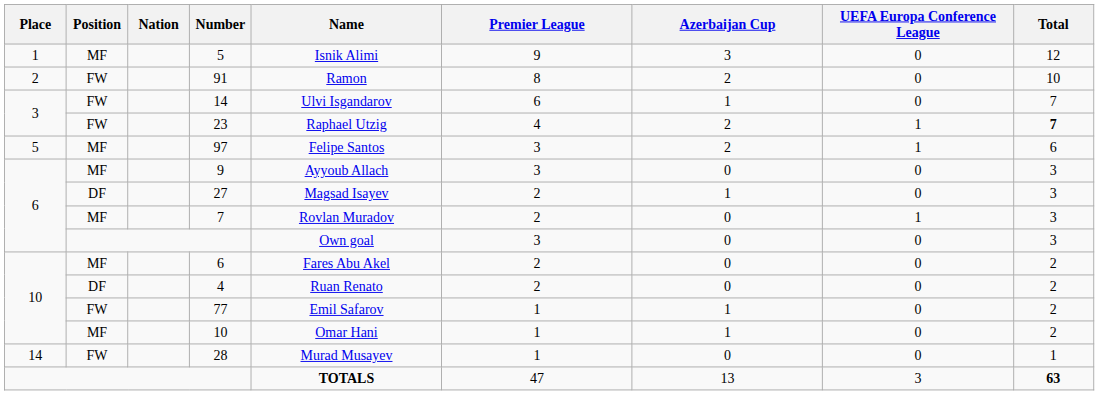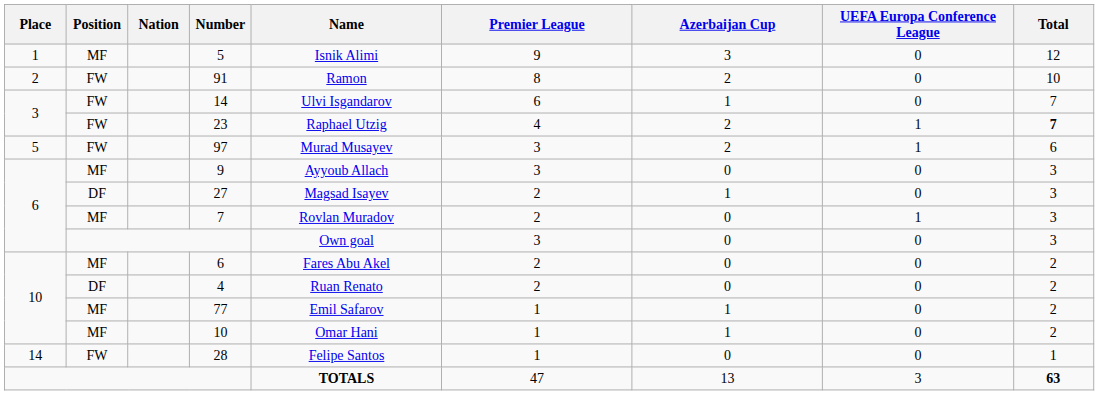(97, 148) MF -> (97, 148) FW
(346, 148) Felipe Santos -> (346, 148) Murad Musayev
(97, 309) FW -> (97, 309) MF
(346, 355) Murad Musayev -> (346, 355) Felipe Santos
